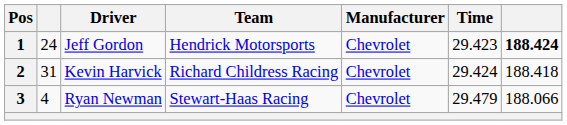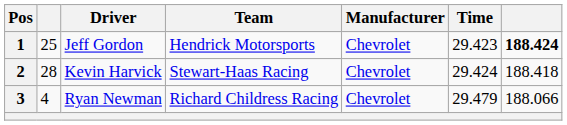(49, 45) 24 -> (49, 45) 25
(49, 72) 31 -> (49, 72) 28
(254, 72) Richard Childress Racing -> (239, 72) Stewart-Haas Racing
(239, 99) Stewart-Haas Racing -> (254, 99) Richard Childress Racing
